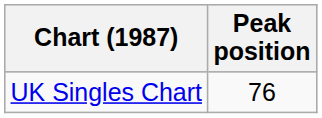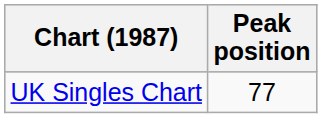(262, 91) 76 -> (262, 91) 77
